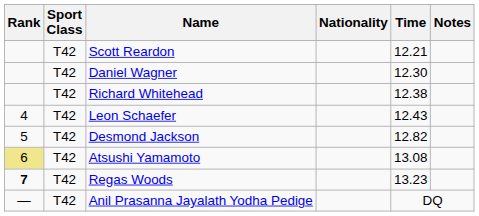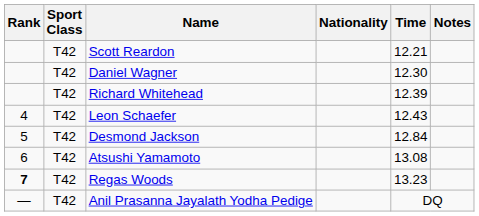(411, 94) 12.38 -> (411, 94) 12.39
(411, 136) 12.82 -> (411, 136) 12.84
(24, 158) khaki background -> (24, 158) no background
